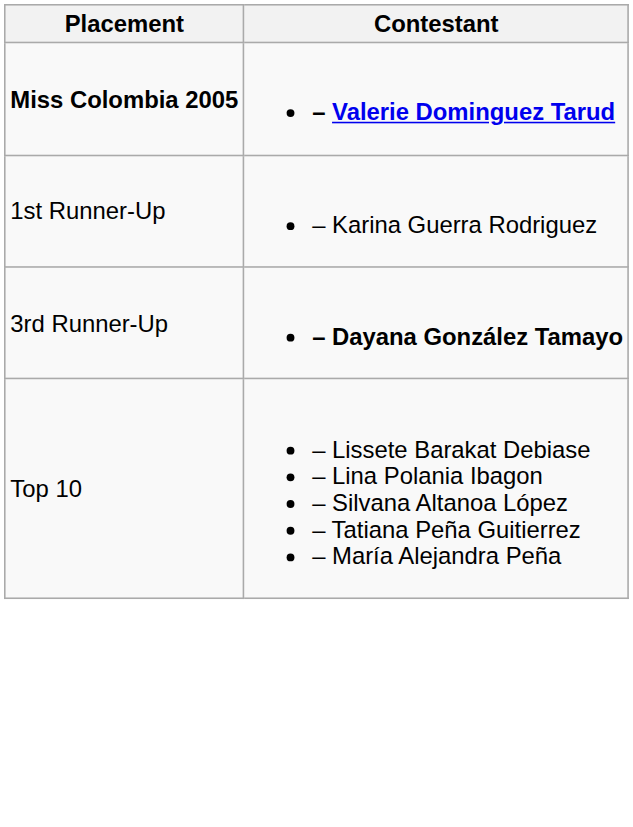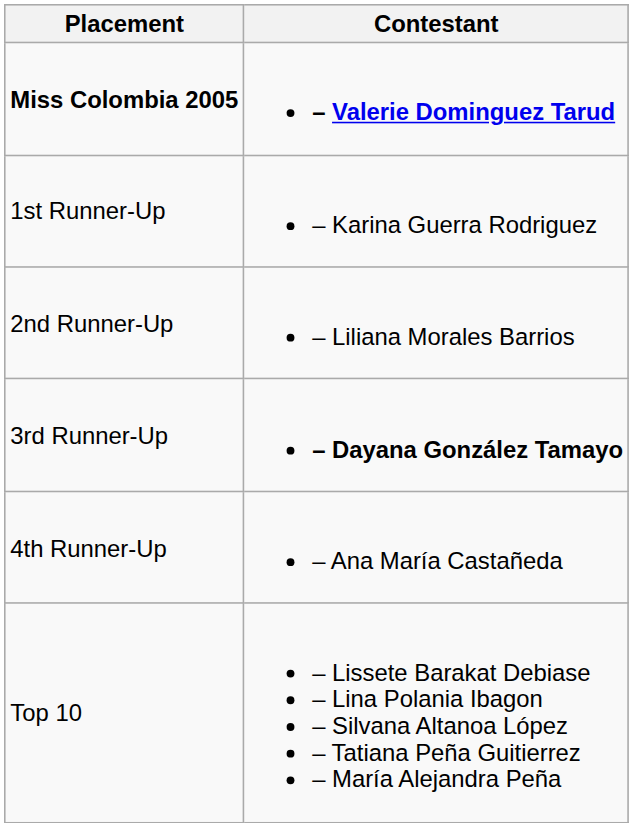+ row: (92, 323)
+ row: (89, 547)
